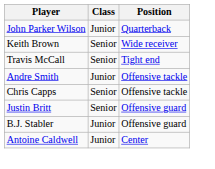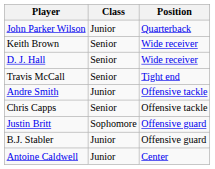+ row: (26, 60)
(103, 108) Senior -> (113, 124) Sophomore
